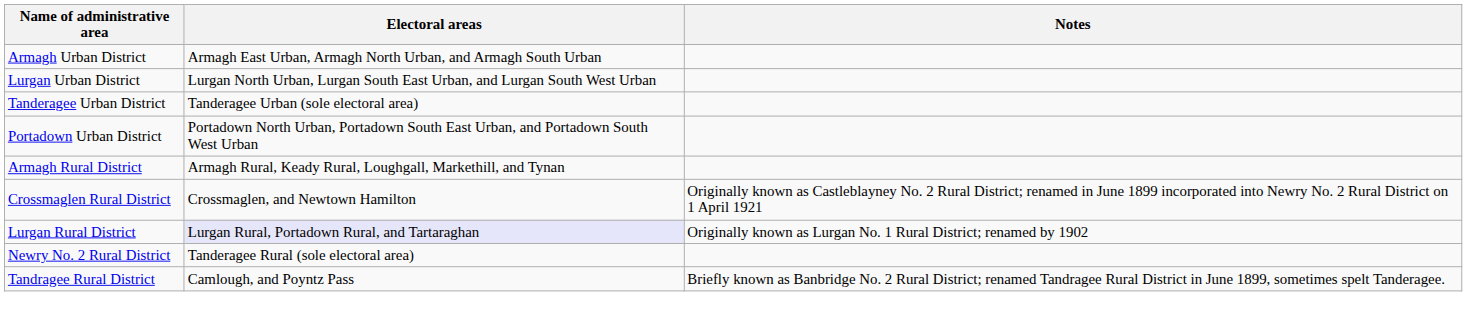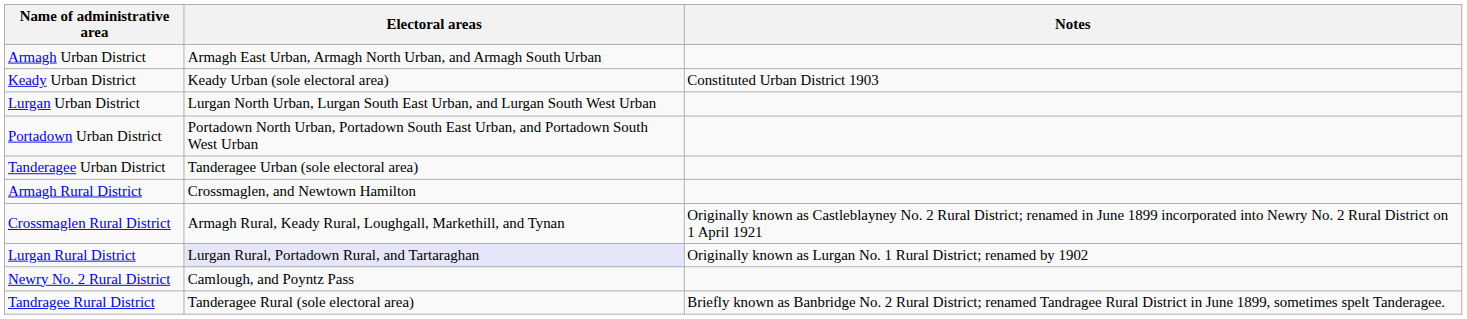+ row: (72, 80)
rows swapped: (85, 135) <-> (87, 103)
(376, 167) Armagh Rural, Keady Rural, Loughgall, Markethill, and Tynan -> (302, 191) Crossmaglen, and Newtown Hamilton
(302, 199) Crossmaglen, and Newtown Hamilton -> (376, 223) Armagh Rural, Keady Rural, Loughgall, Markethill, and Tynan
(301, 255) Tanderagee Rural (sole electoral area) -> (271, 278) Camlough, and Poyntz Pass
(271, 278) Camlough, and Poyntz Pass -> (301, 302) Tanderagee Rural (sole electoral area)
